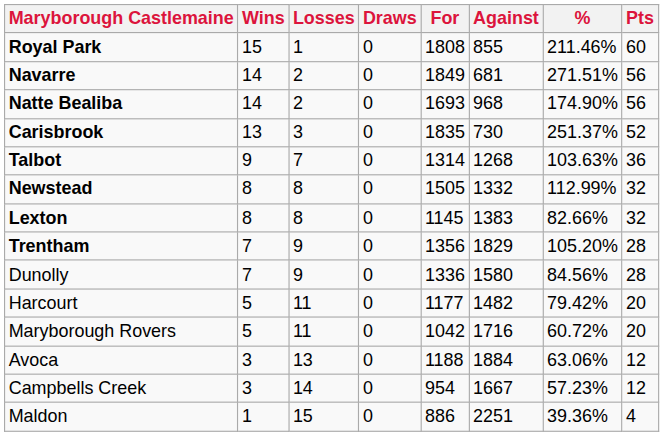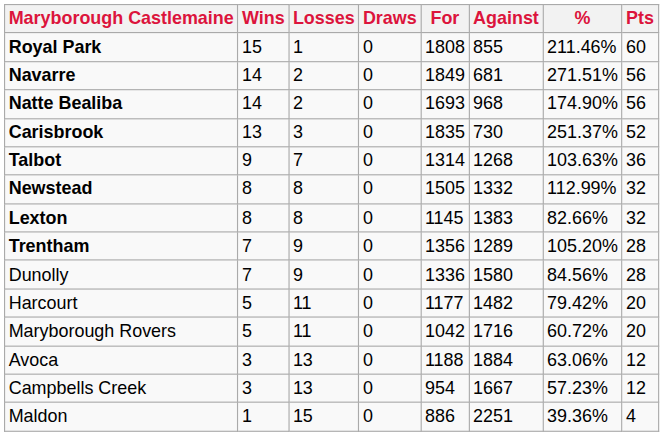(493, 246) 1829 -> (493, 246) 1289
(303, 388) 14 -> (303, 388) 13
